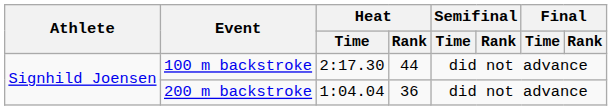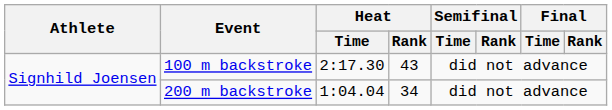(409, 66) 44 -> (409, 66) 43
(409, 92) 36 -> (409, 92) 34
